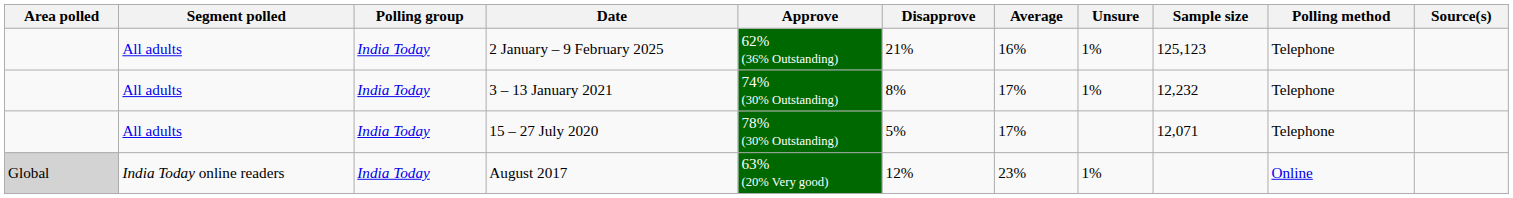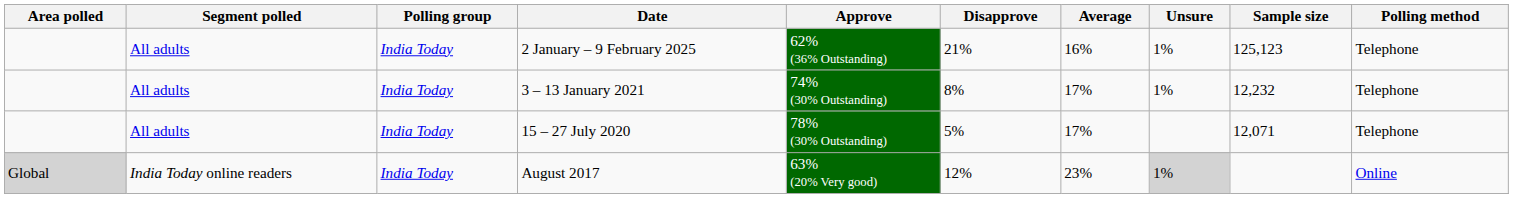- column: (1461, 16)
(1092, 172) no background -> (1163, 172) lightgrey background
